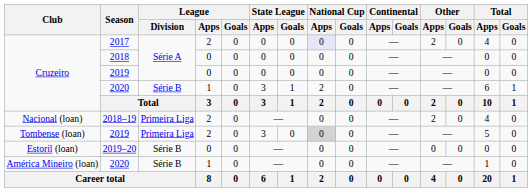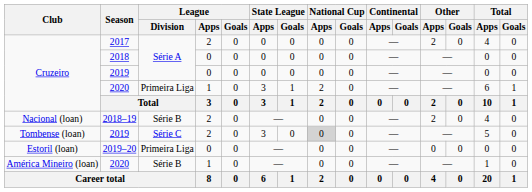(321, 42) lavender background -> (321, 42) no background
(167, 88) Série B -> (167, 88) Primeira Liga
(167, 118) Primeira Liga -> (167, 118) Série B
(167, 133) Primeira Liga -> (167, 133) Série C
(167, 149) Série B -> (167, 149) Primeira Liga
